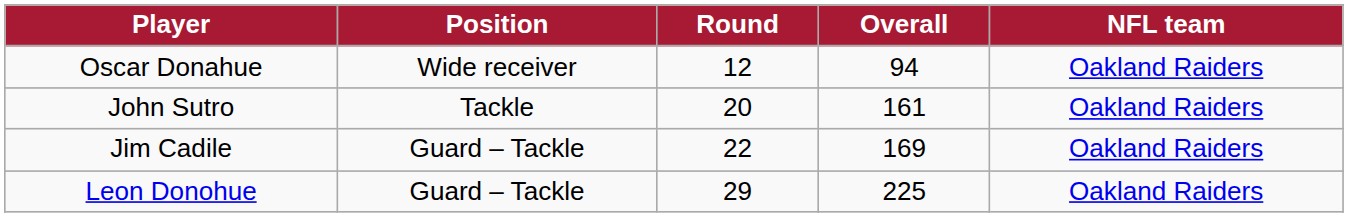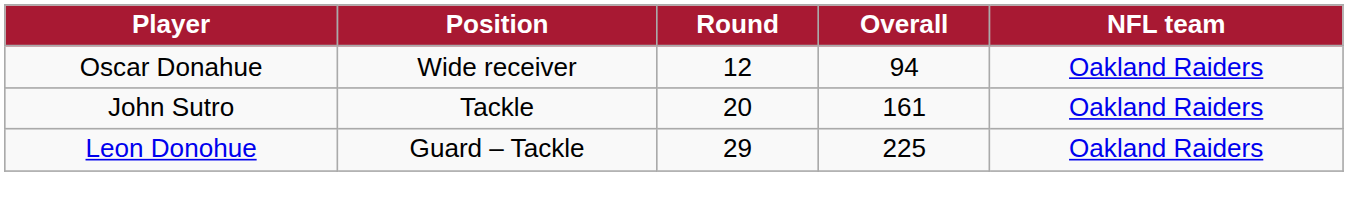- row: (171, 149)
